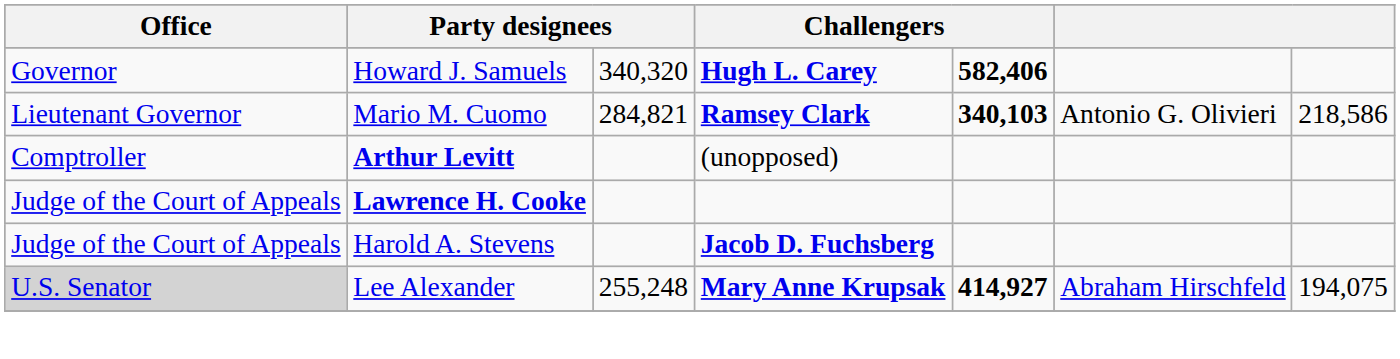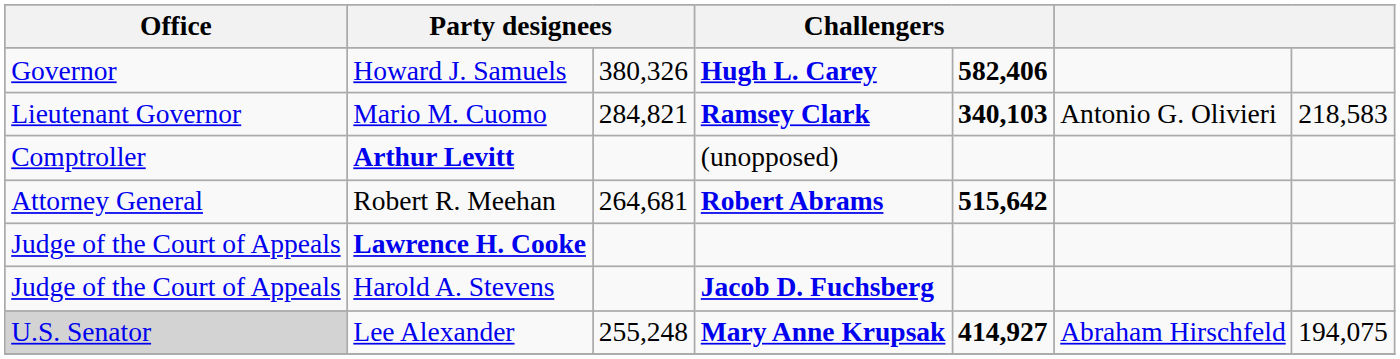(643, 69) 340,320 -> (643, 69) 380,326
(1343, 113) 218,586 -> (1343, 113) 218,583
+ row: (455, 200)
